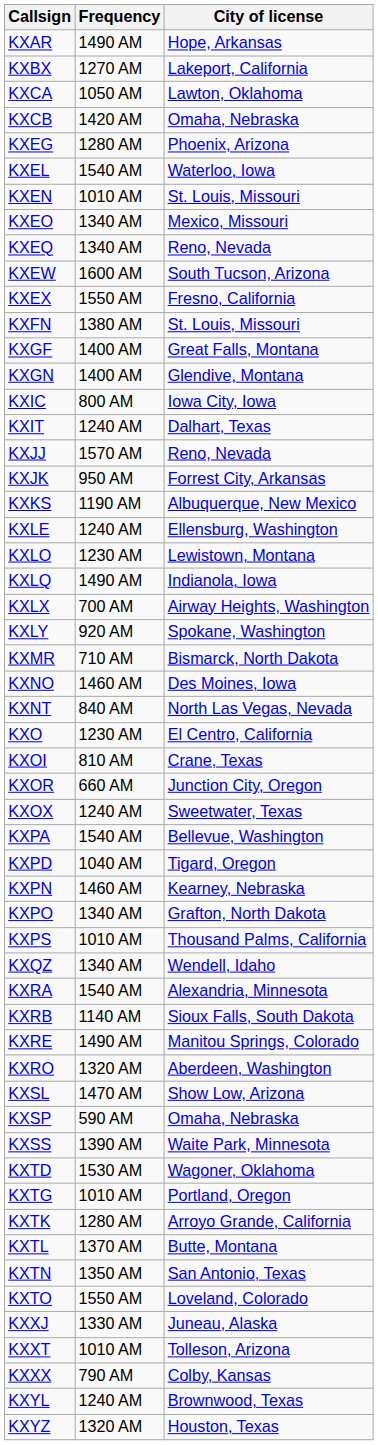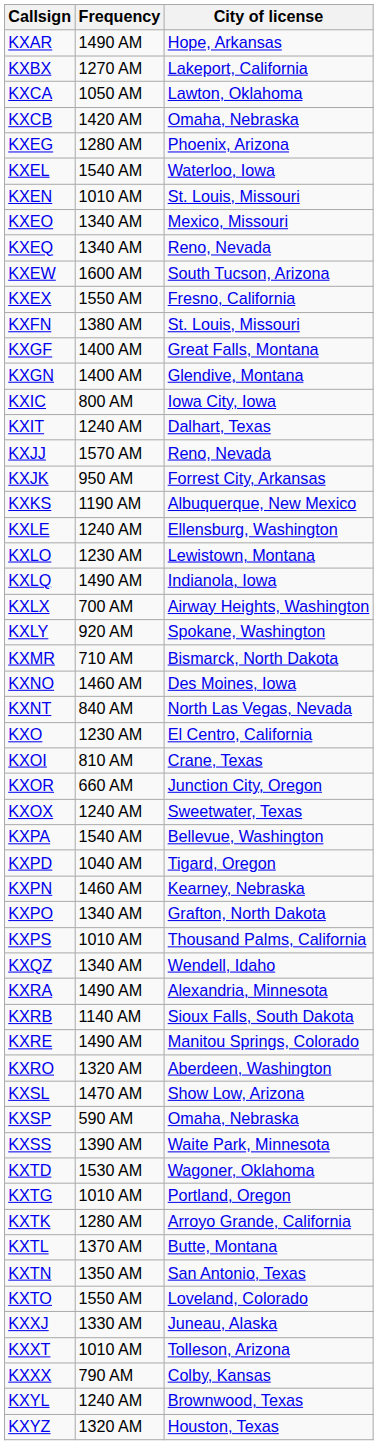(110, 991) 1540 AM -> (110, 991) 1490 AM
